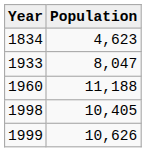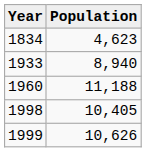(115, 64) 8,047 -> (115, 64) 8,940
